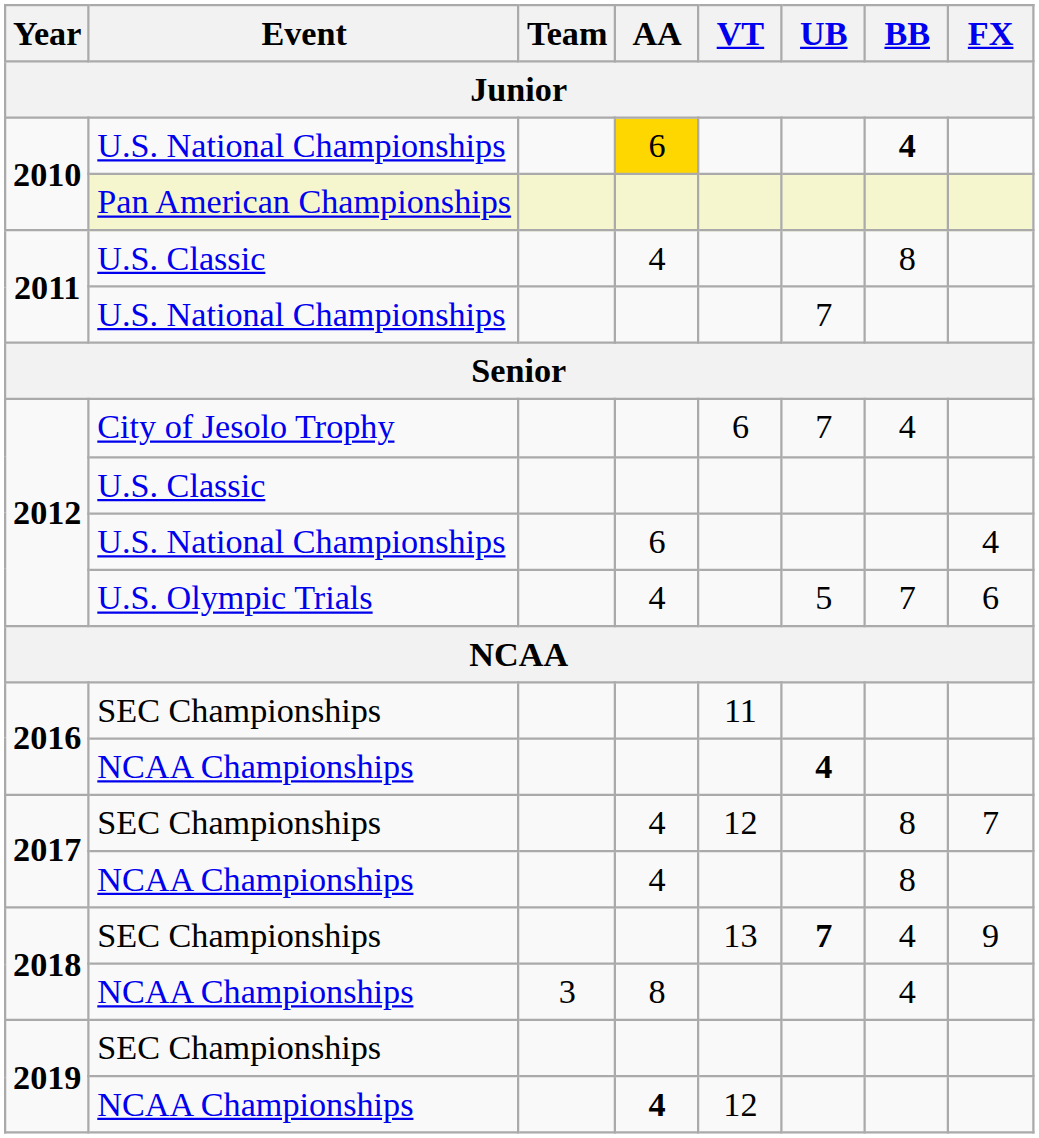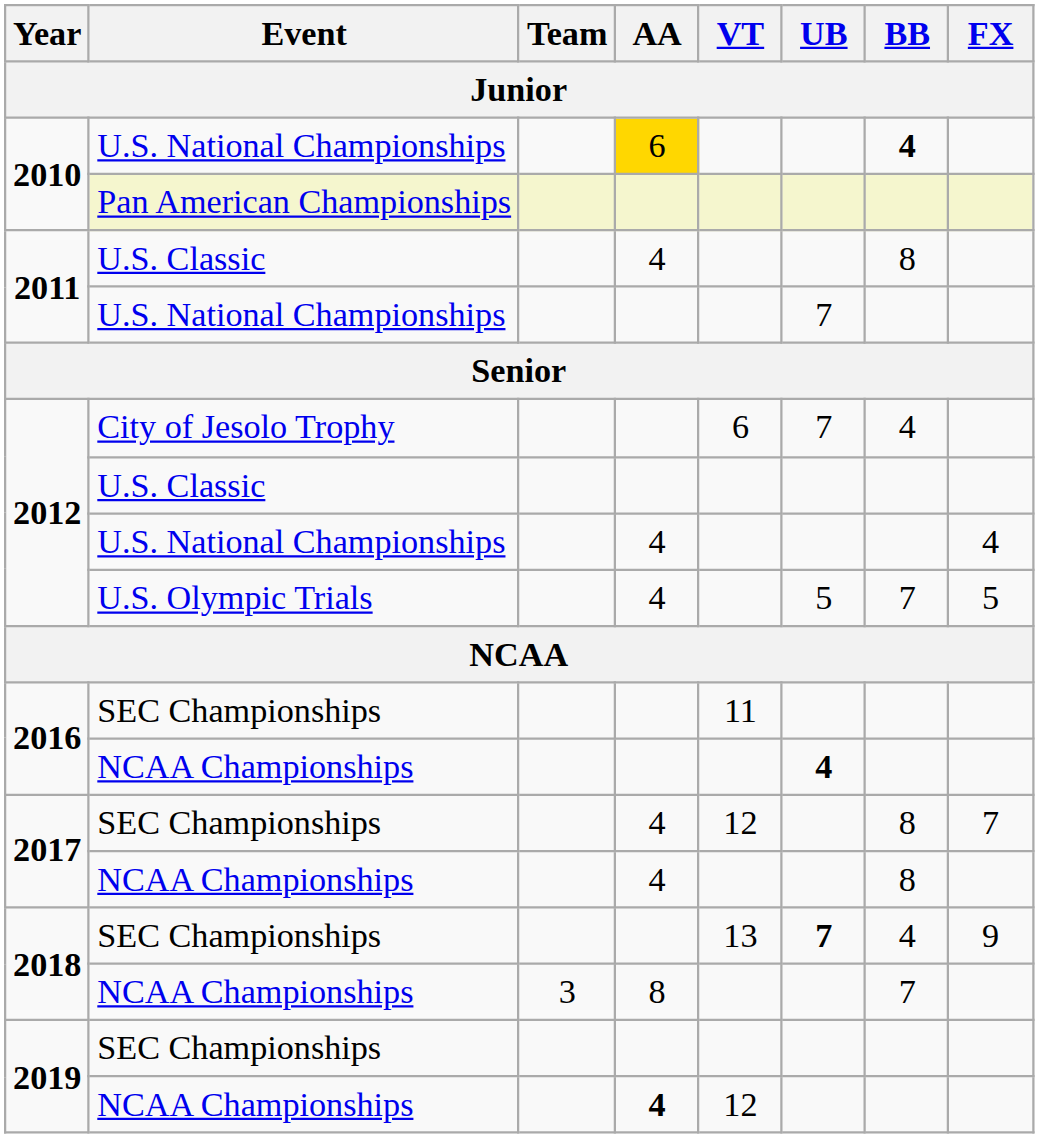(657, 540) 6 -> (657, 540) 4
(991, 596) 6 -> (991, 596) 5
(907, 991) 4 -> (907, 991) 7
